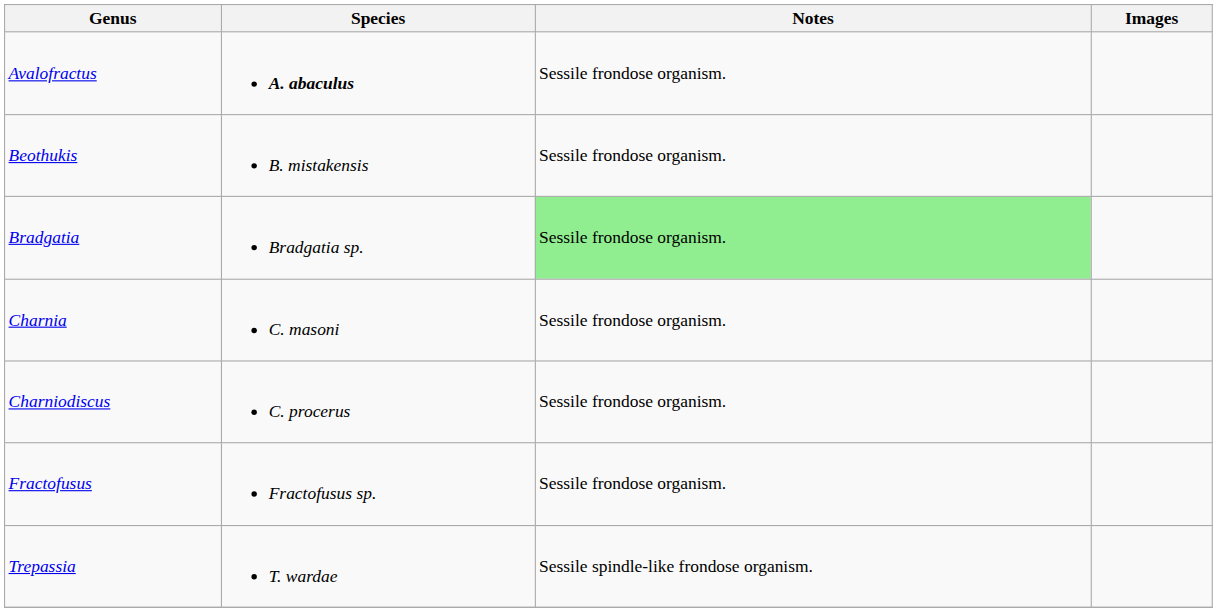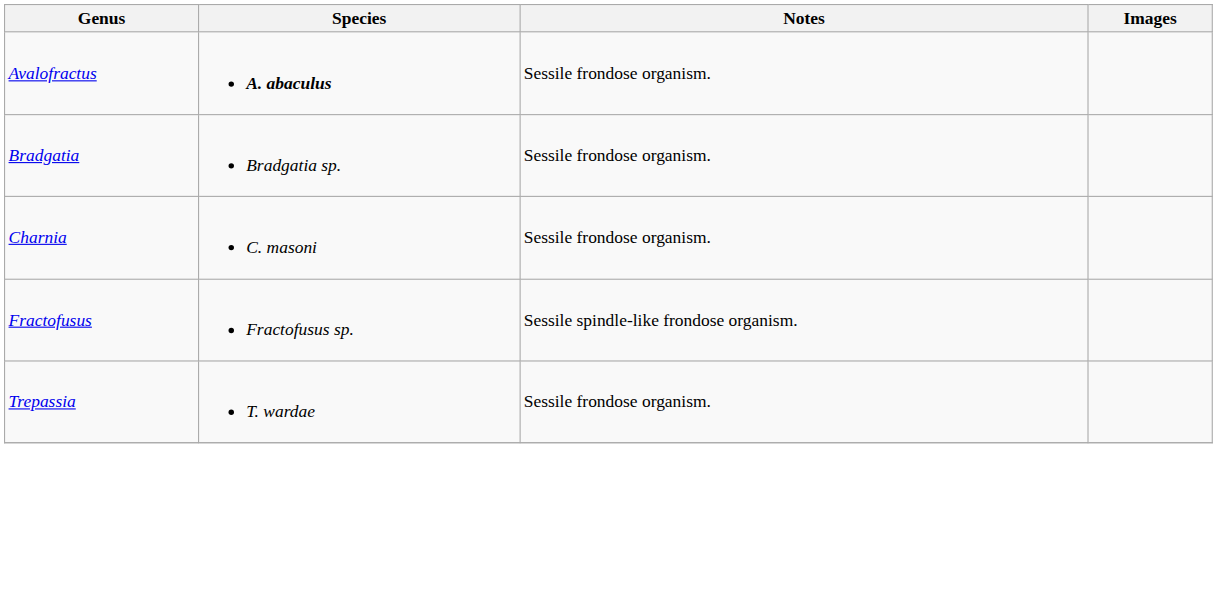- row: (43, 155)
(633, 237) lightgreen background -> (617, 155) no background
- row: (59, 401)
(633, 484) Sessile frondose organism. -> (661, 319) Sessile spindle-like frondose organism.
(676, 566) Sessile spindle-like frondose organism. -> (617, 401) Sessile frondose organism.
